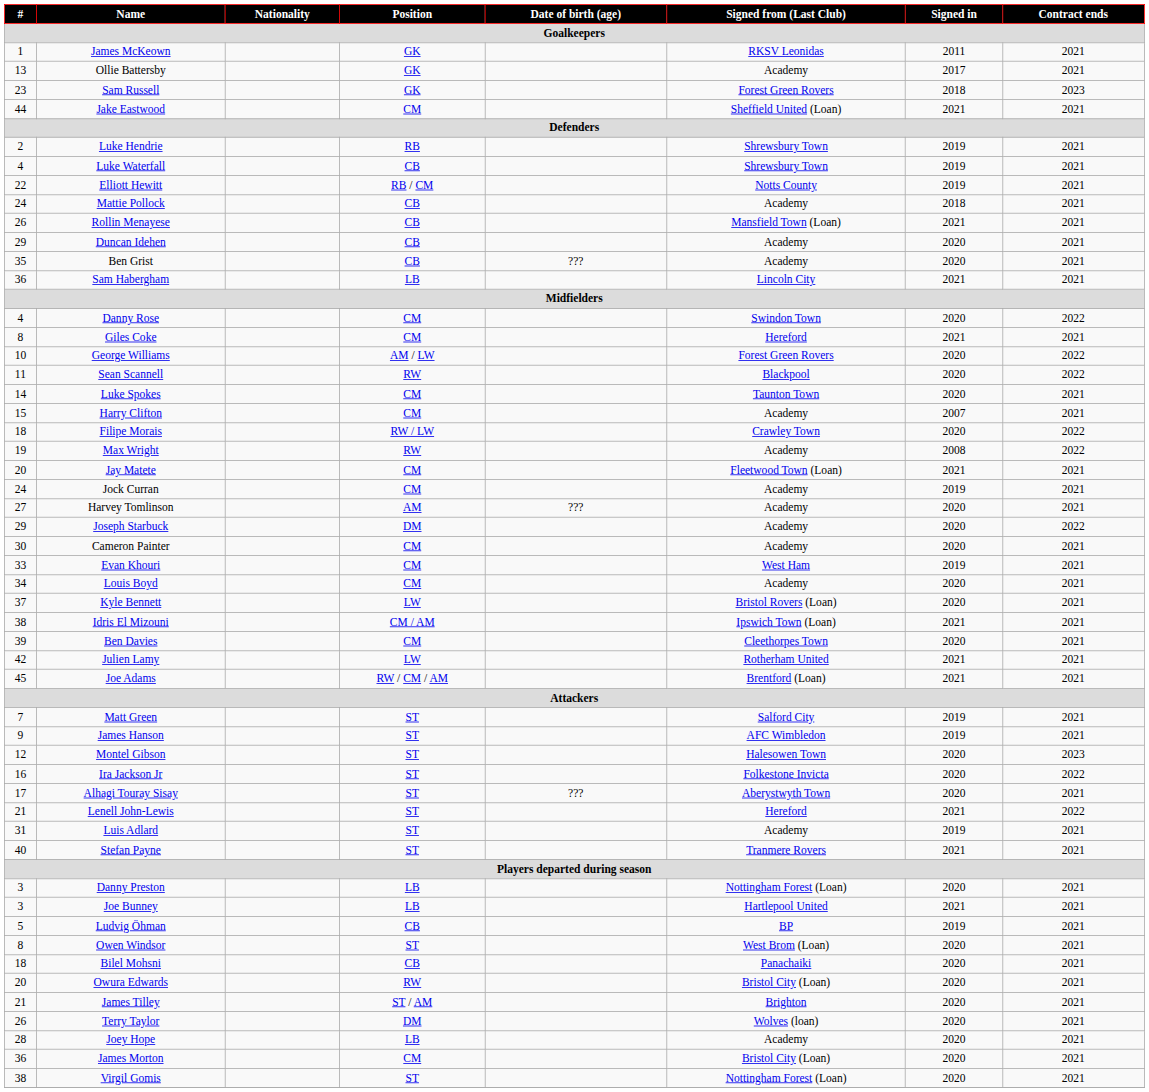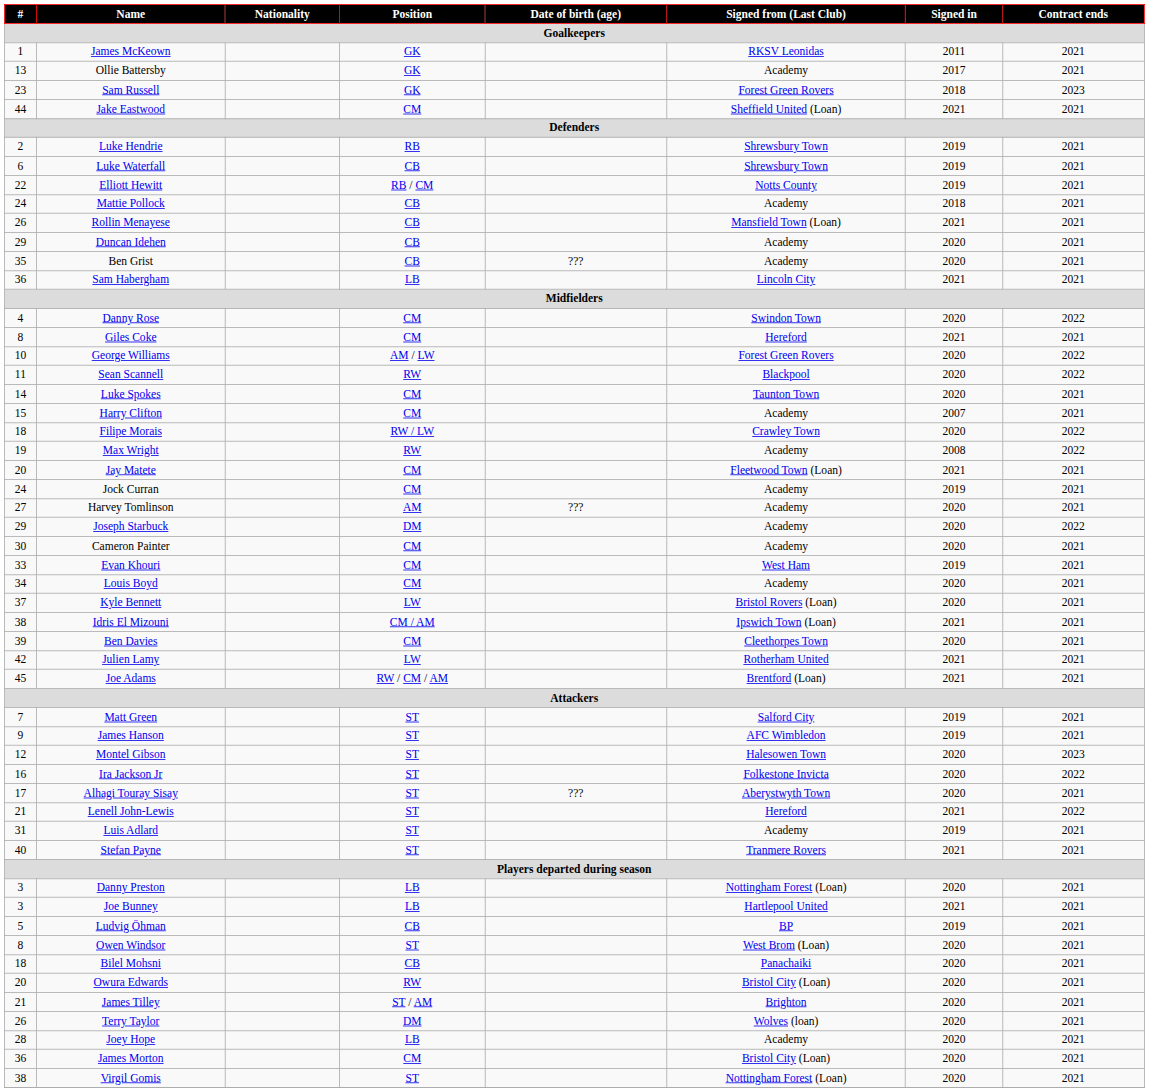(20, 166) 4 -> (20, 166) 6
